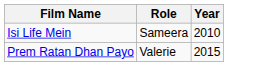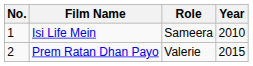+ column: (17, 14)
